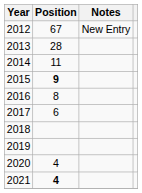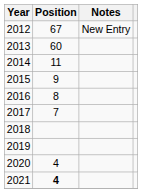(56, 46) 28 -> (56, 46) 60
(56, 79) bold -> (56, 79) normal
(56, 113) 6 -> (56, 113) 7
